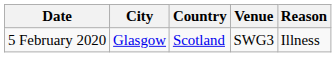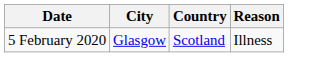- column: (254, 16)
